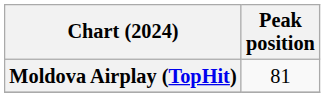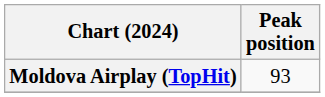(280, 75) 81 -> (280, 75) 93
